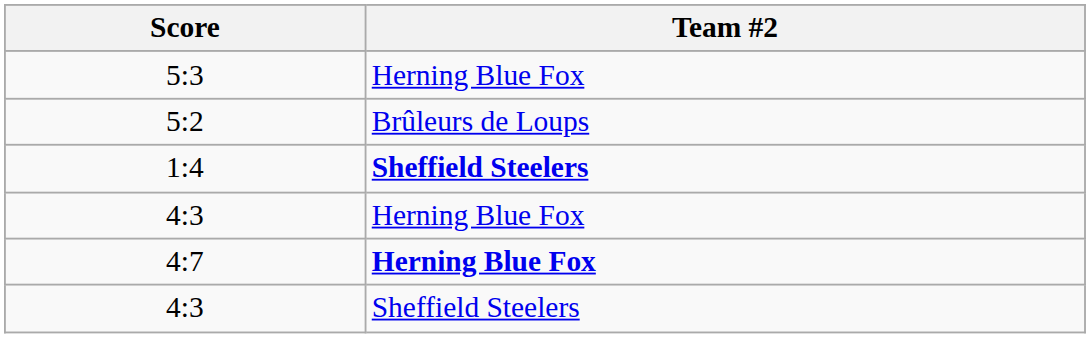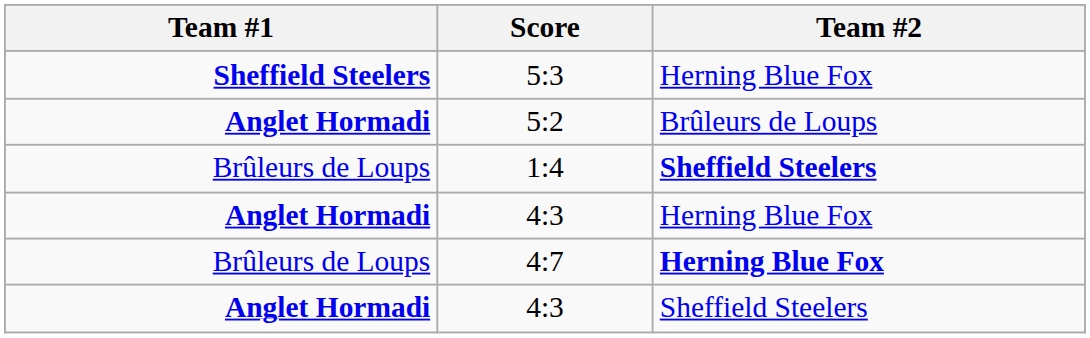+ column: (221, 27)
